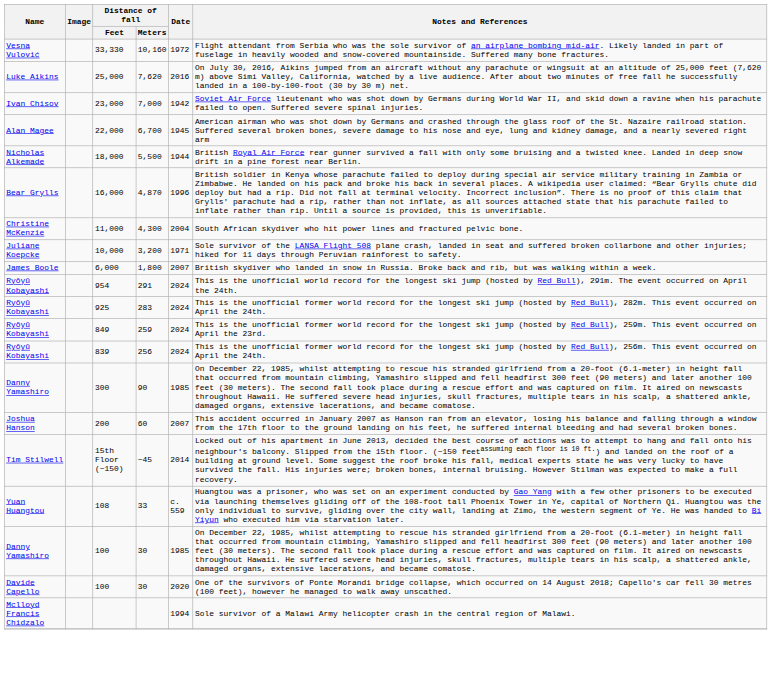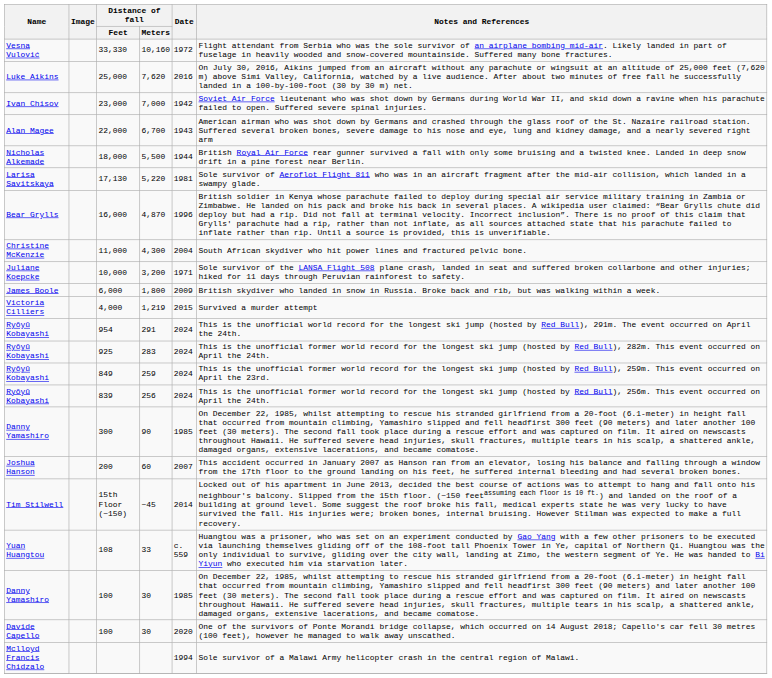(180, 130) 1945 -> (183, 130) 1943
+ row: (30, 179)
(180, 268) 2007 -> (183, 290) 2009
+ row: (25, 308)
